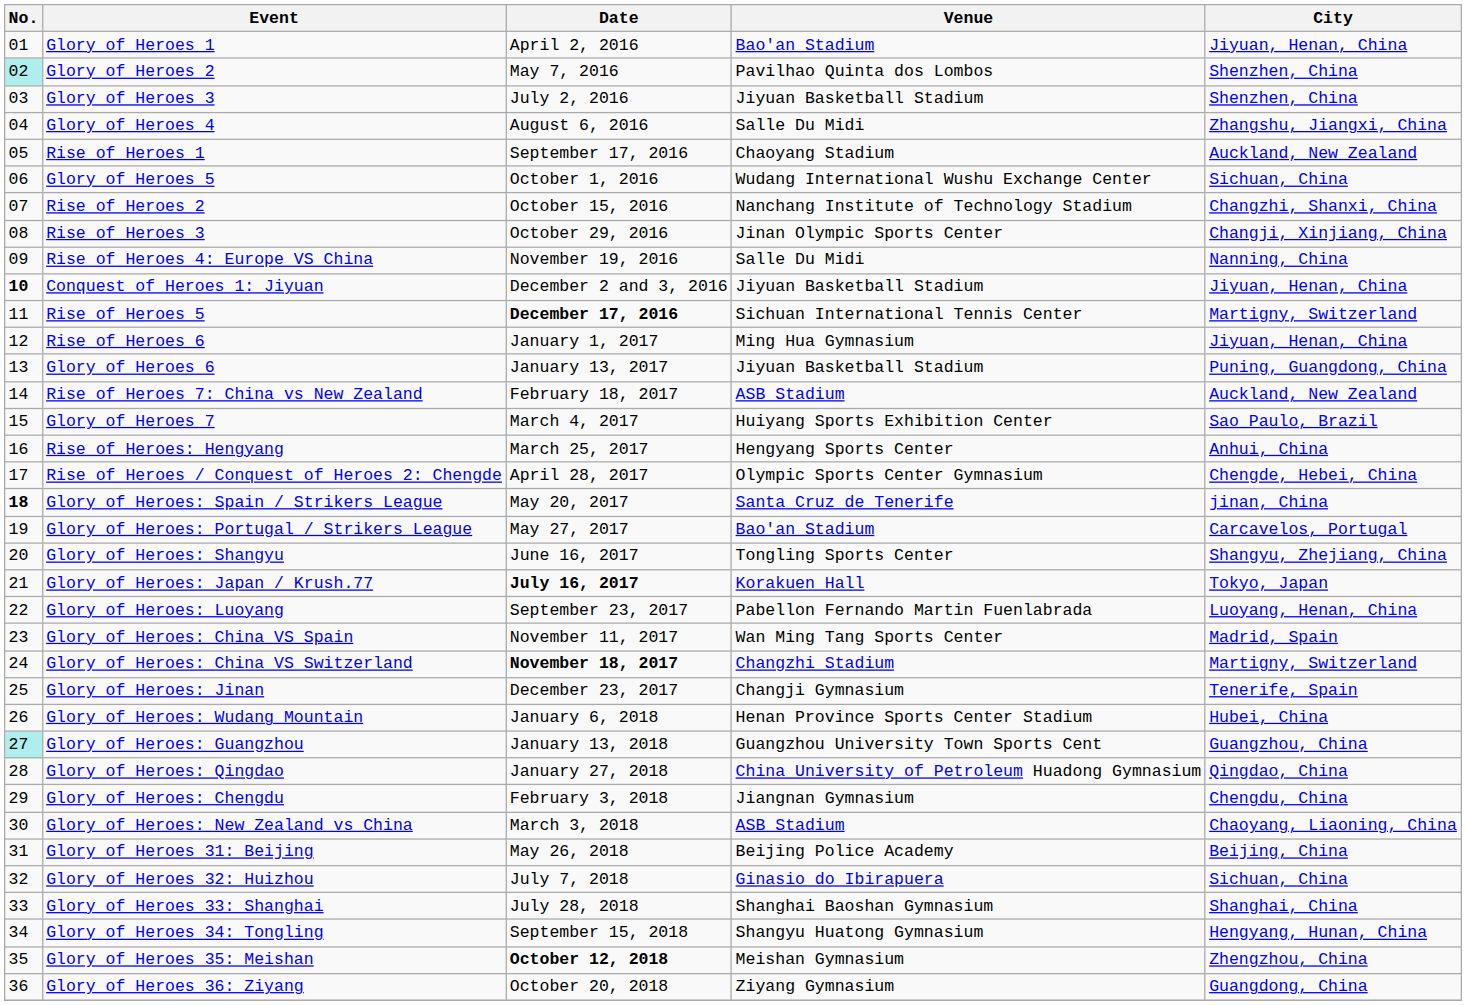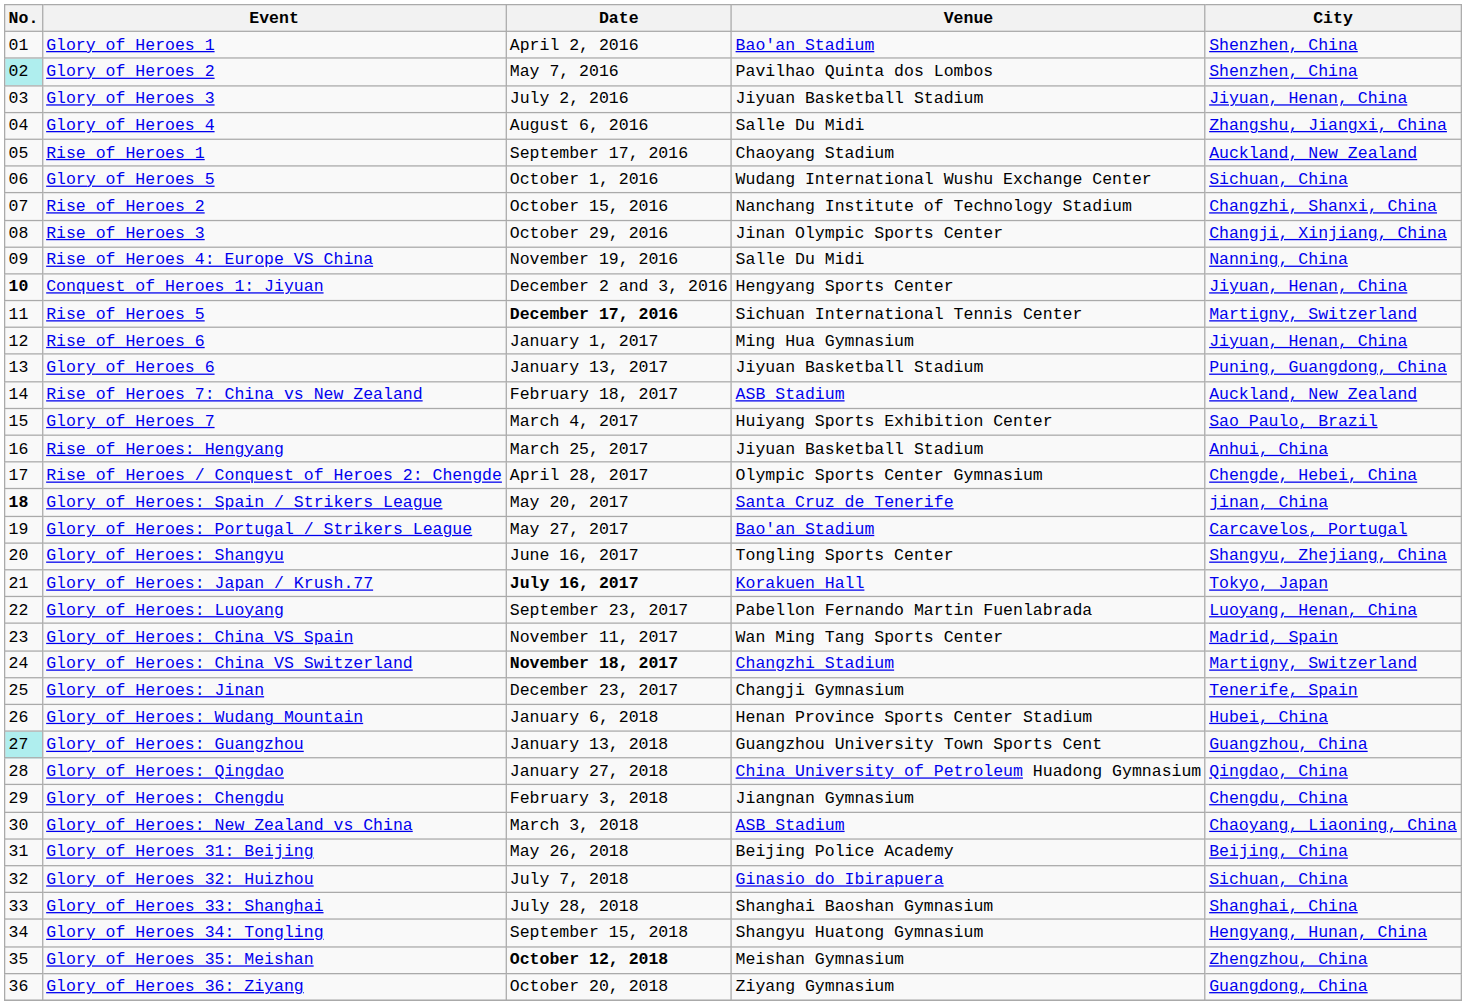(1308, 45) Jiyuan, Henan, China -> (1283, 45) Shenzhen, China
(1283, 99) Shenzhen, China -> (1308, 99) Jiyuan, Henan, China
(859, 287) Jiyuan Basketball Stadium -> (845, 287) Hengyang Sports Center
(845, 449) Hengyang Sports Center -> (859, 449) Jiyuan Basketball Stadium
